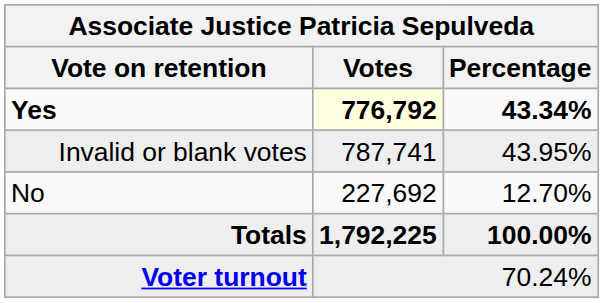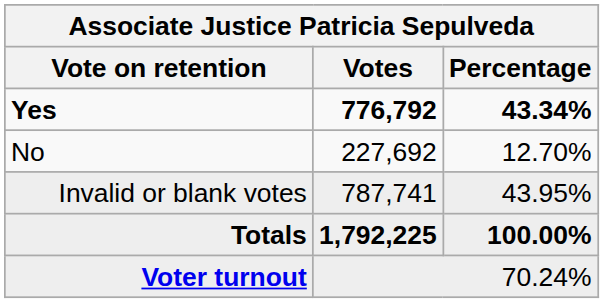(389, 110) lightyellow background -> (389, 110) no background
rows swapped: (28, 193) <-> (183, 152)
